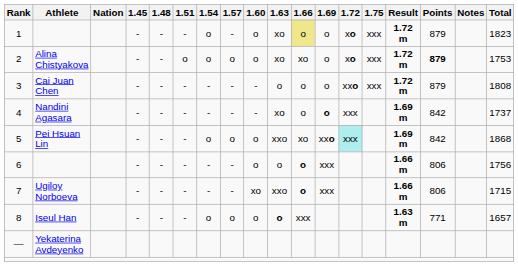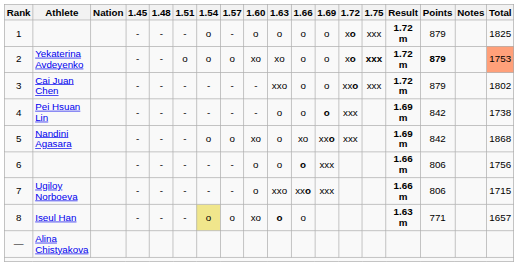(279, 33) xo -> (279, 33) o
(303, 33) khaki background -> (303, 33) no background
(500, 33) 1823 -> (500, 33) 1825
(62, 60) Alina Chistyakova -> (59, 60) Yekaterina Avdeyenko
(256, 60) o -> (256, 60) xo
(303, 60) xo -> (303, 60) o
(374, 60) normal -> (374, 60) bold
(500, 60) no background -> (500, 60) lightsalmon background
(279, 86) o -> (279, 86) xxo
(500, 86) 1808 -> (500, 86) 1802
(53, 112) Nandini Agasara -> (58, 112) Pei Hsuan Lin
(279, 112) xo -> (279, 112) o
(500, 112) 1737 -> (500, 112) 1738
(58, 139) Pei Hsuan Lin -> (53, 139) Nandini Agasara
(256, 139) o -> (256, 139) xo
(279, 139) xxo -> (279, 139) o
(350, 139) paleturquoise background -> (350, 139) no background
(256, 191) xo -> (256, 191) o
(303, 191) o -> (303, 191) xxo
(209, 218) no background -> (209, 218) khaki background
(256, 218) o -> (256, 218) xo
(303, 218) xxx -> (303, 218) o
(59, 244) Yekaterina Avdeyenko -> (62, 244) Alina Chistyakova
